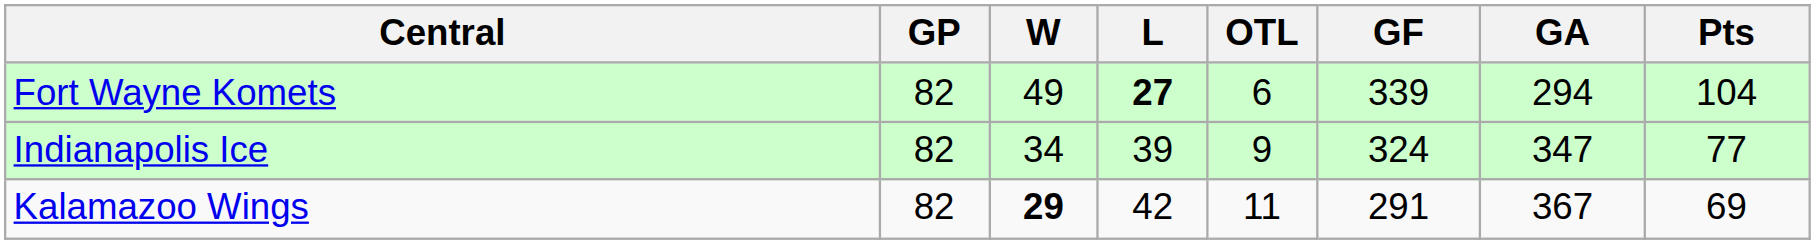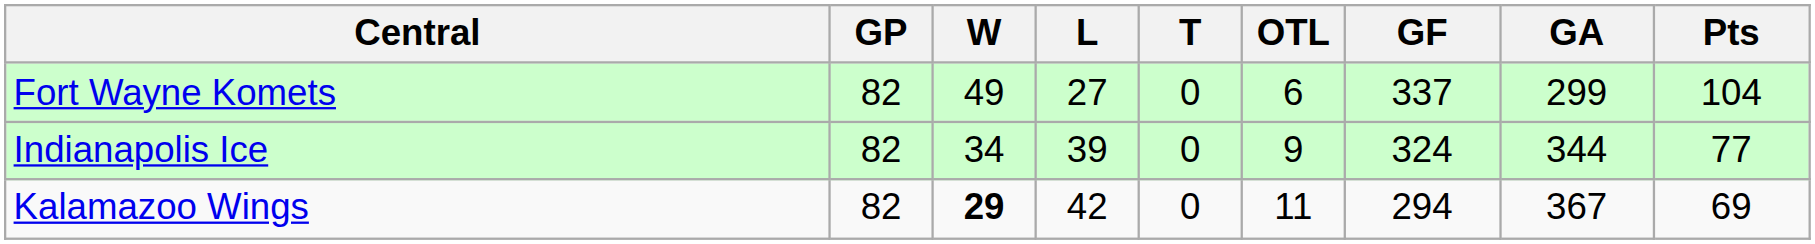+ column: (1190, 33)
(1153, 91) bold -> (1087, 91) normal
(1399, 91) 339 -> (1422, 91) 337
(1562, 91) 294 -> (1577, 91) 299
(1562, 149) 347 -> (1577, 149) 344
(1399, 207) 291 -> (1422, 207) 294
